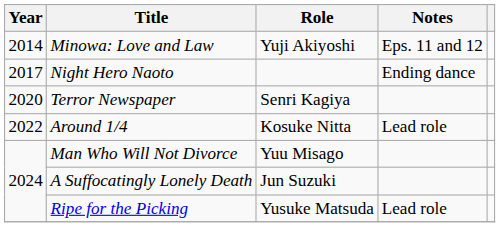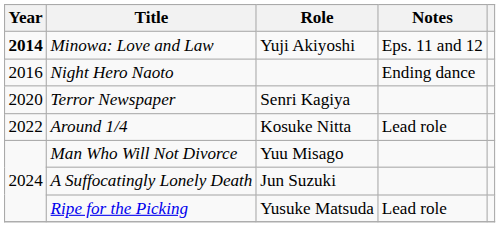(26, 45) normal -> (26, 45) bold
(26, 72) 2017 -> (26, 72) 2016
